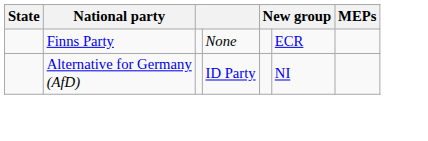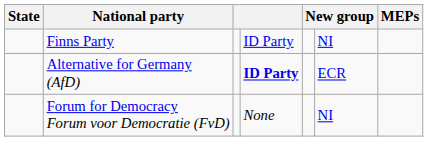(221, 41) None -> (269, 41) ID Party
(289, 41) ECR -> (325, 41) NI
(231, 74) normal -> (271, 74) bold
(283, 74) NI -> (332, 74) ECR
+ row: (138, 115)
